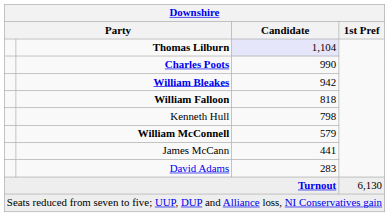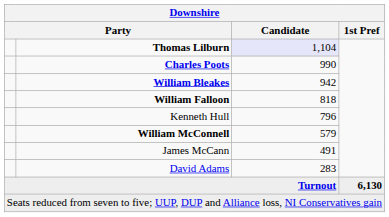(328, 116) 798 -> (328, 116) 796
(328, 151) 441 -> (328, 151) 491
(370, 185) normal -> (370, 185) bold
